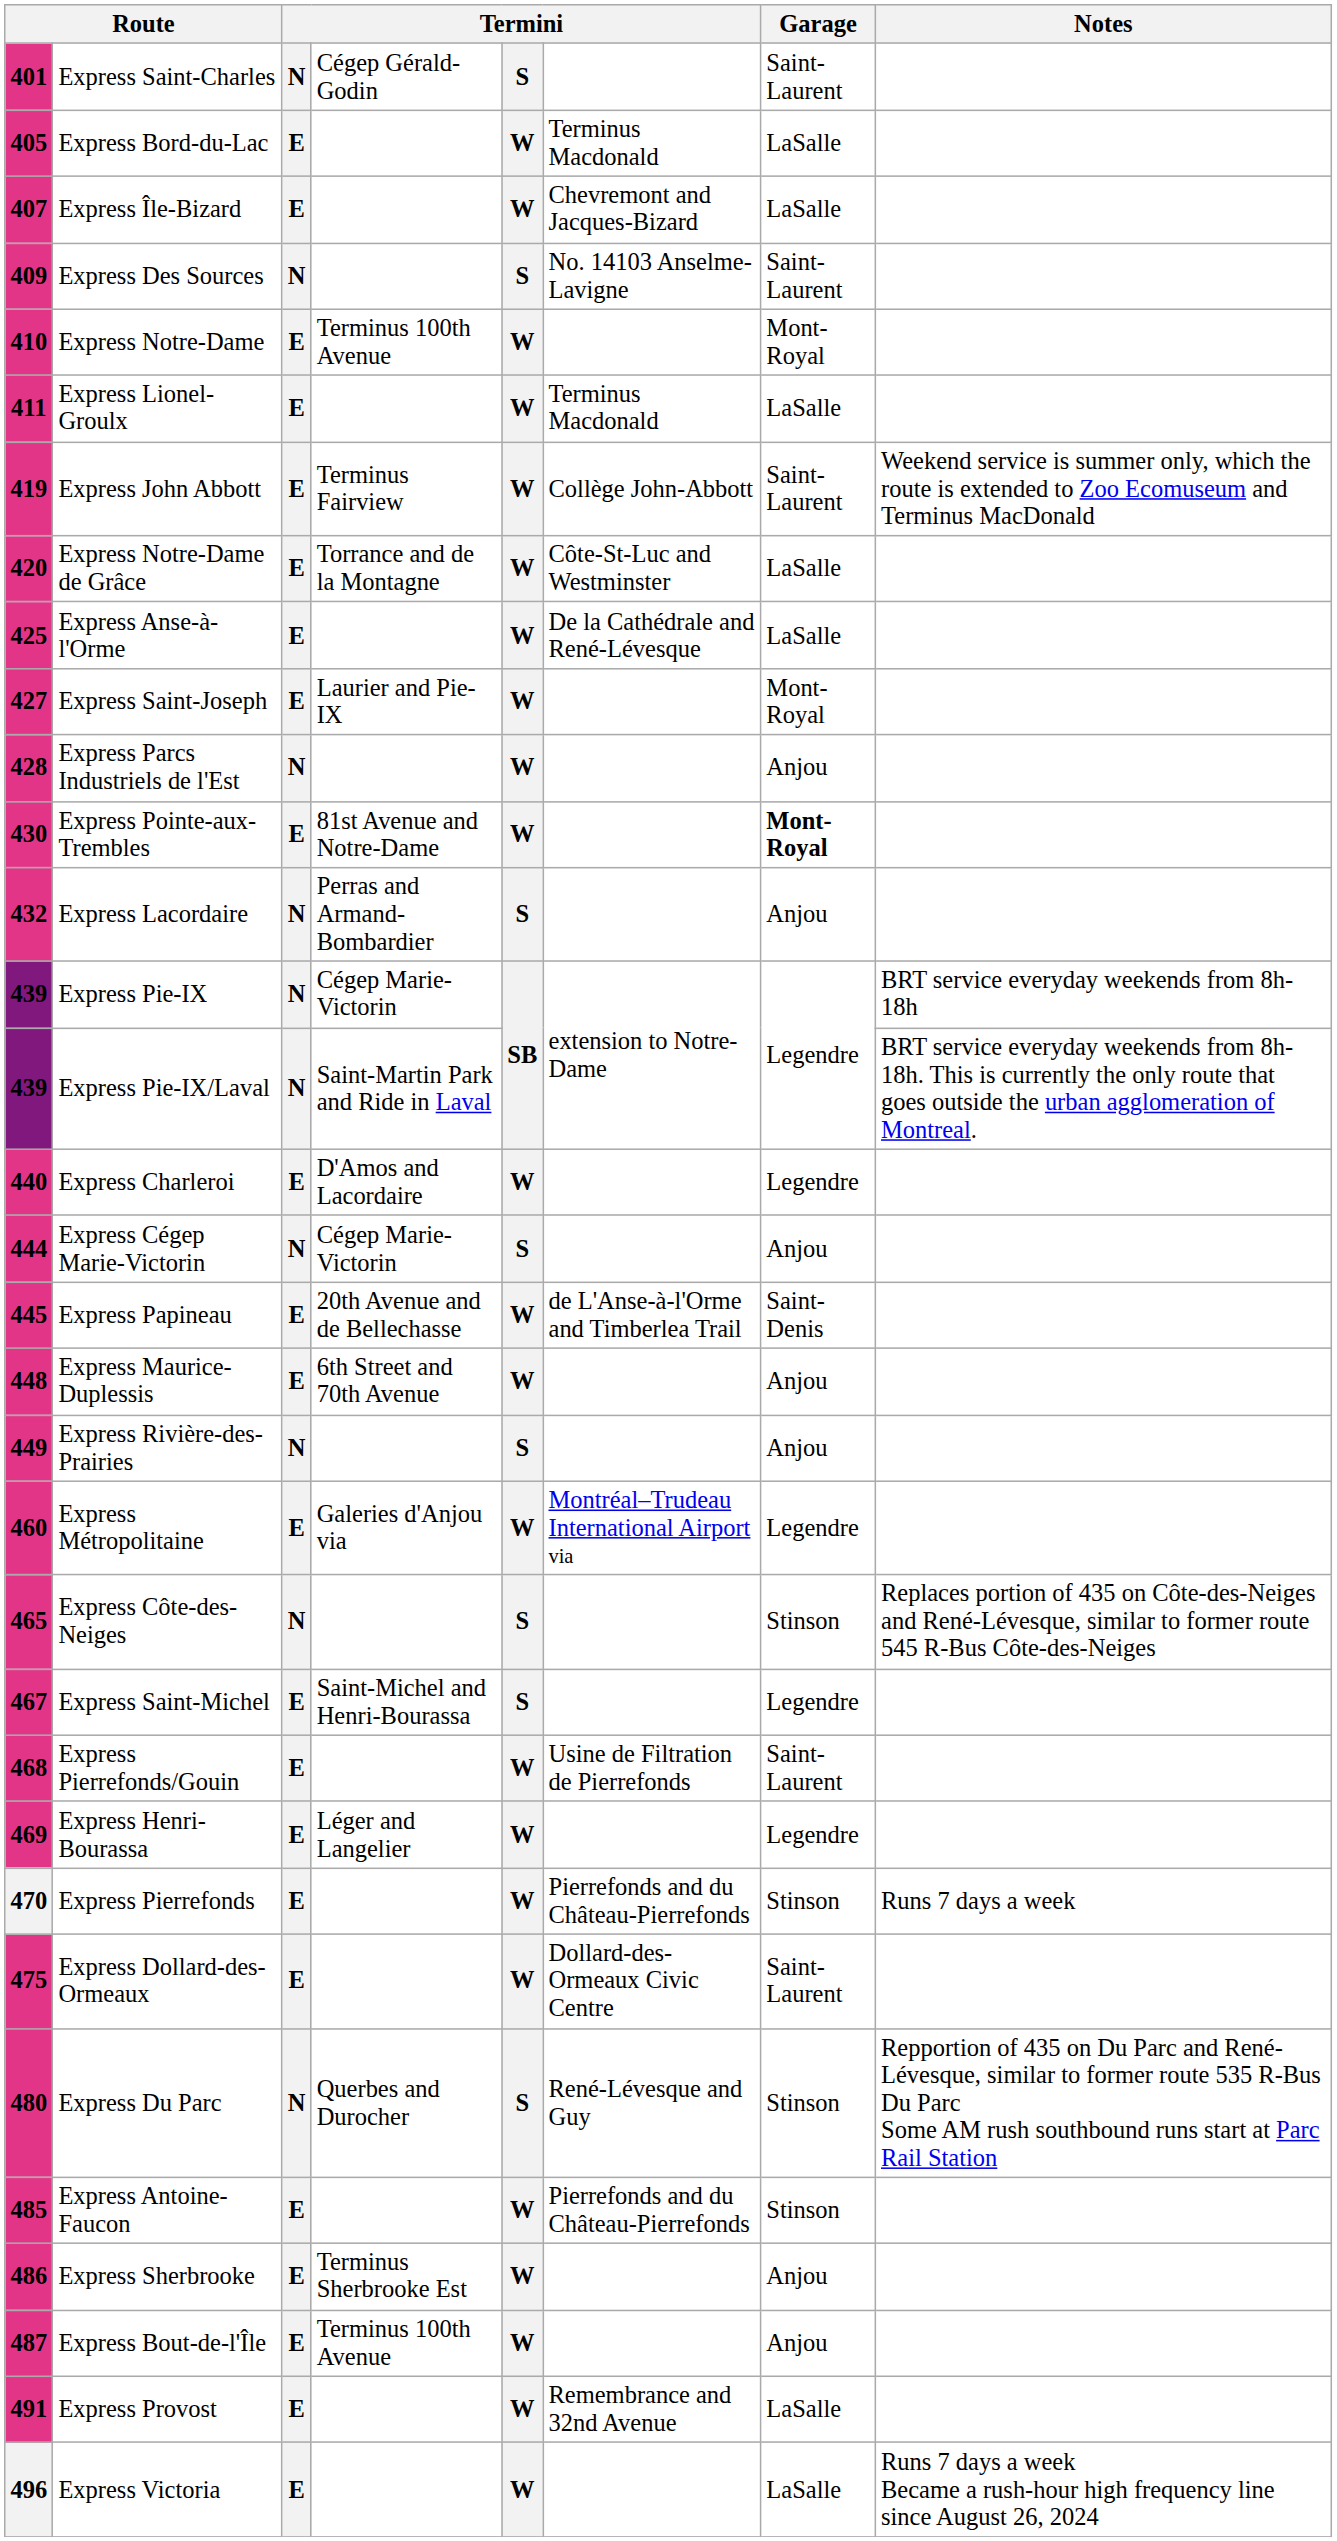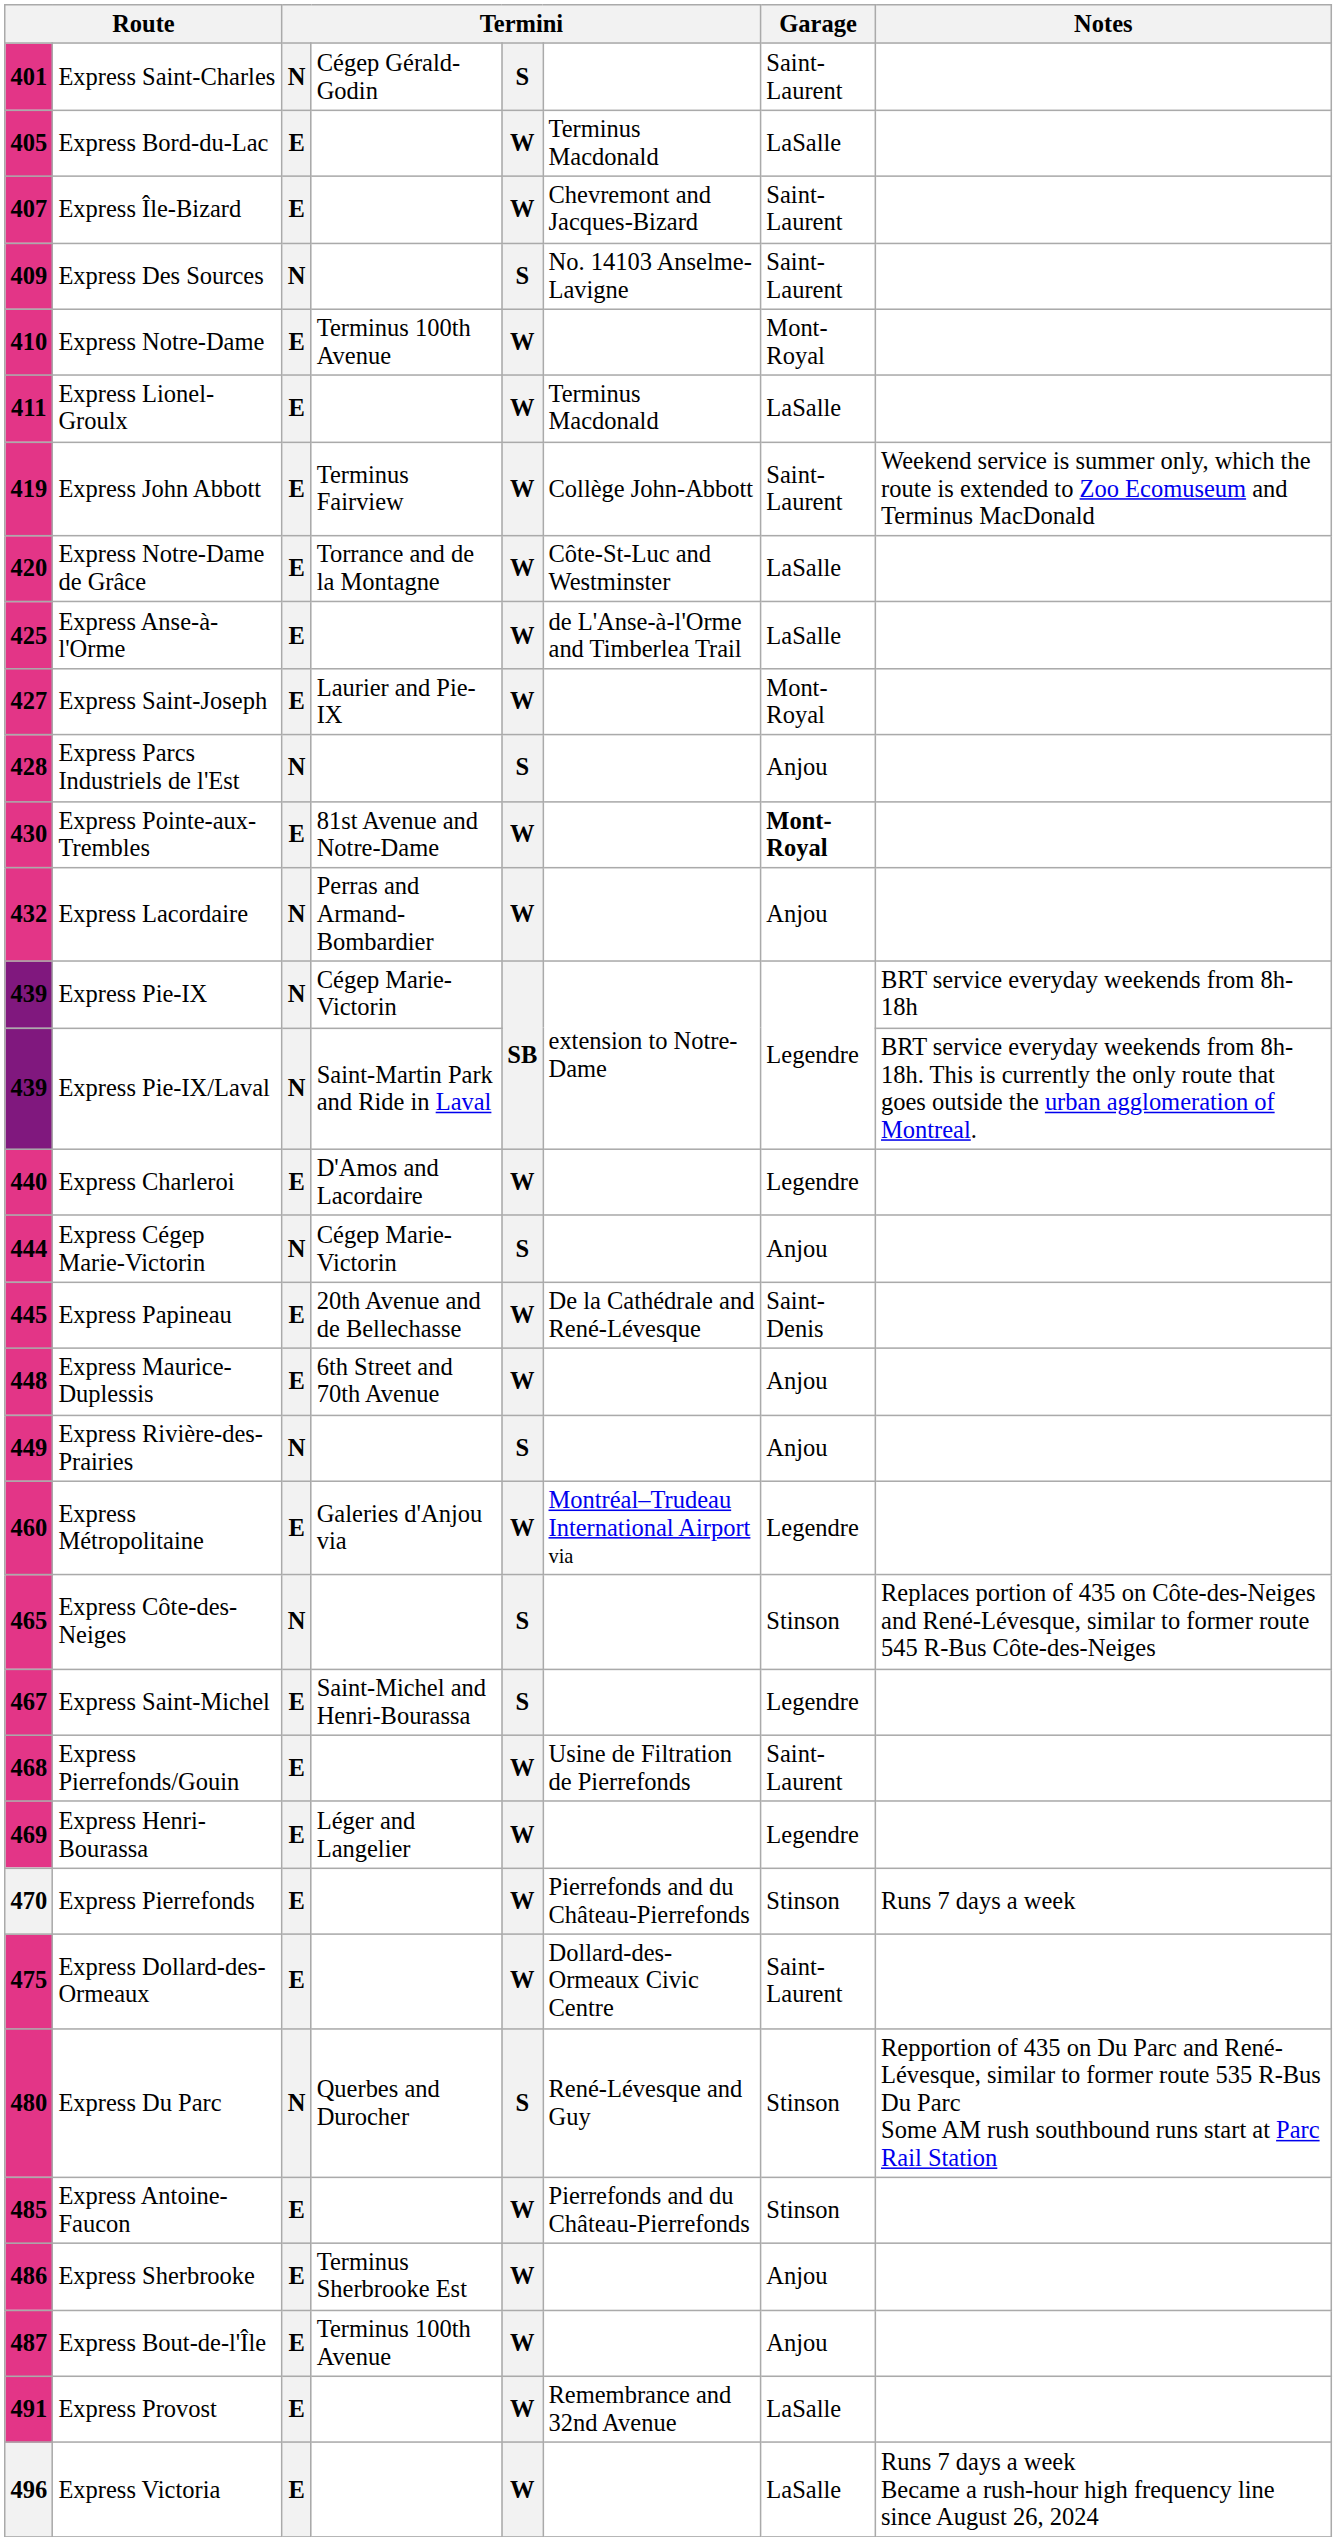(804, 209) LaSalle -> (804, 209) Saint-Laurent
(651, 634) De la Cathédrale and René-Lévesque -> (645, 634) de L'Anse-à-l'Orme and Timberlea Trail
(522, 767) W -> (522, 767) S
(522, 914) S -> (522, 914) W
(645, 1314) de L'Anse-à-l'Orme and Timberlea Trail -> (651, 1314) De la Cathédrale and René-Lévesque
